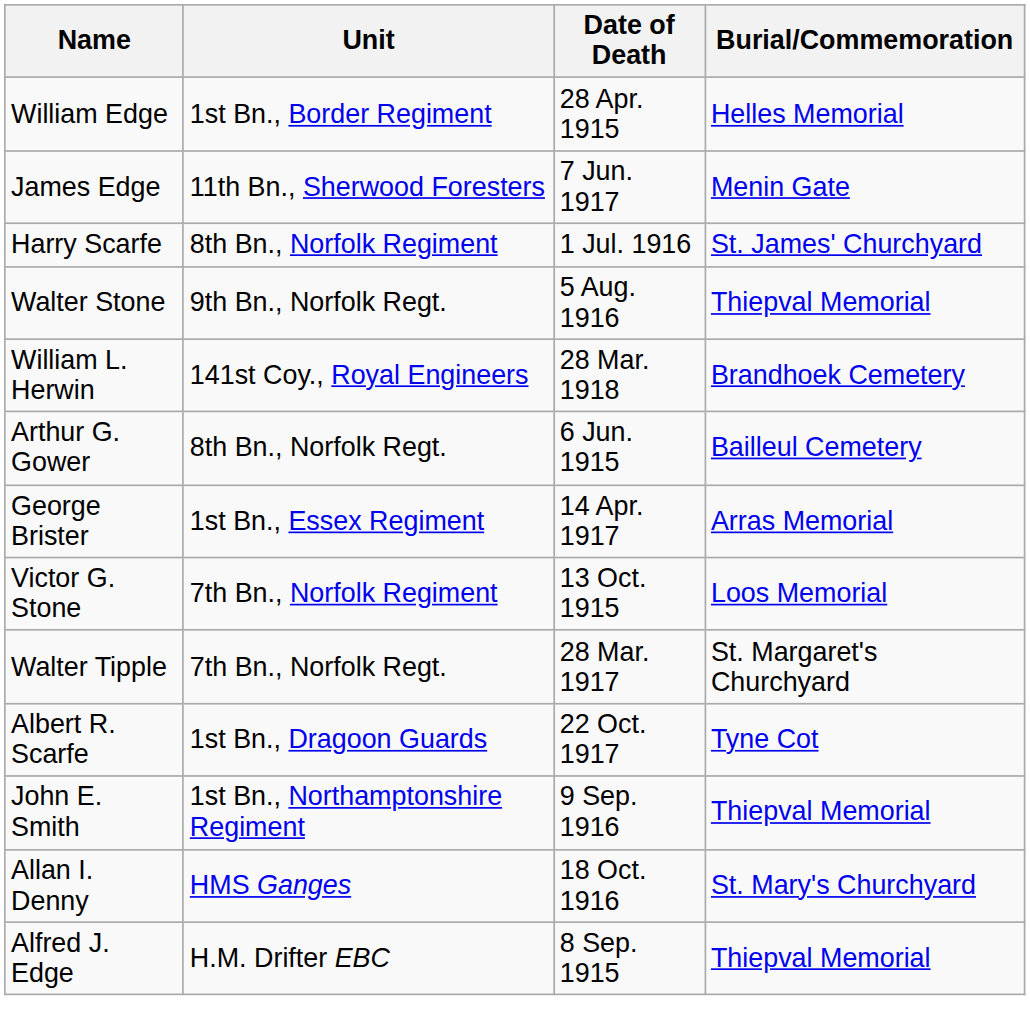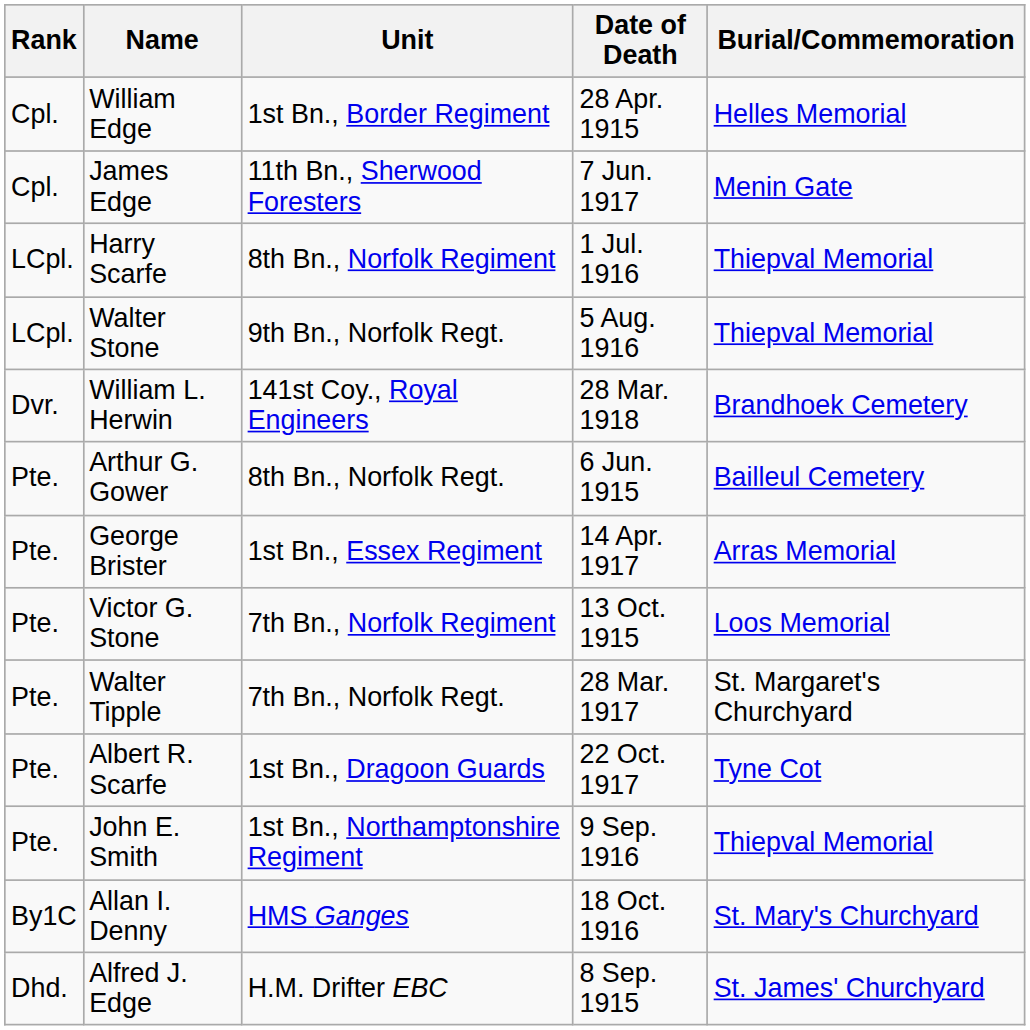+ column: (44, 40)
(846, 244) St. James' Churchyard -> (823, 259) Thiepval Memorial
(821, 958) Thiepval Memorial -> (849, 988) St. James' Churchyard
